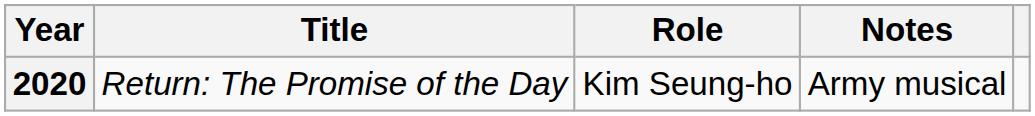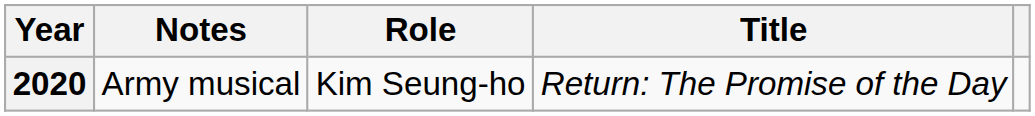columns swapped: (334, 30) <-> (907, 30)
